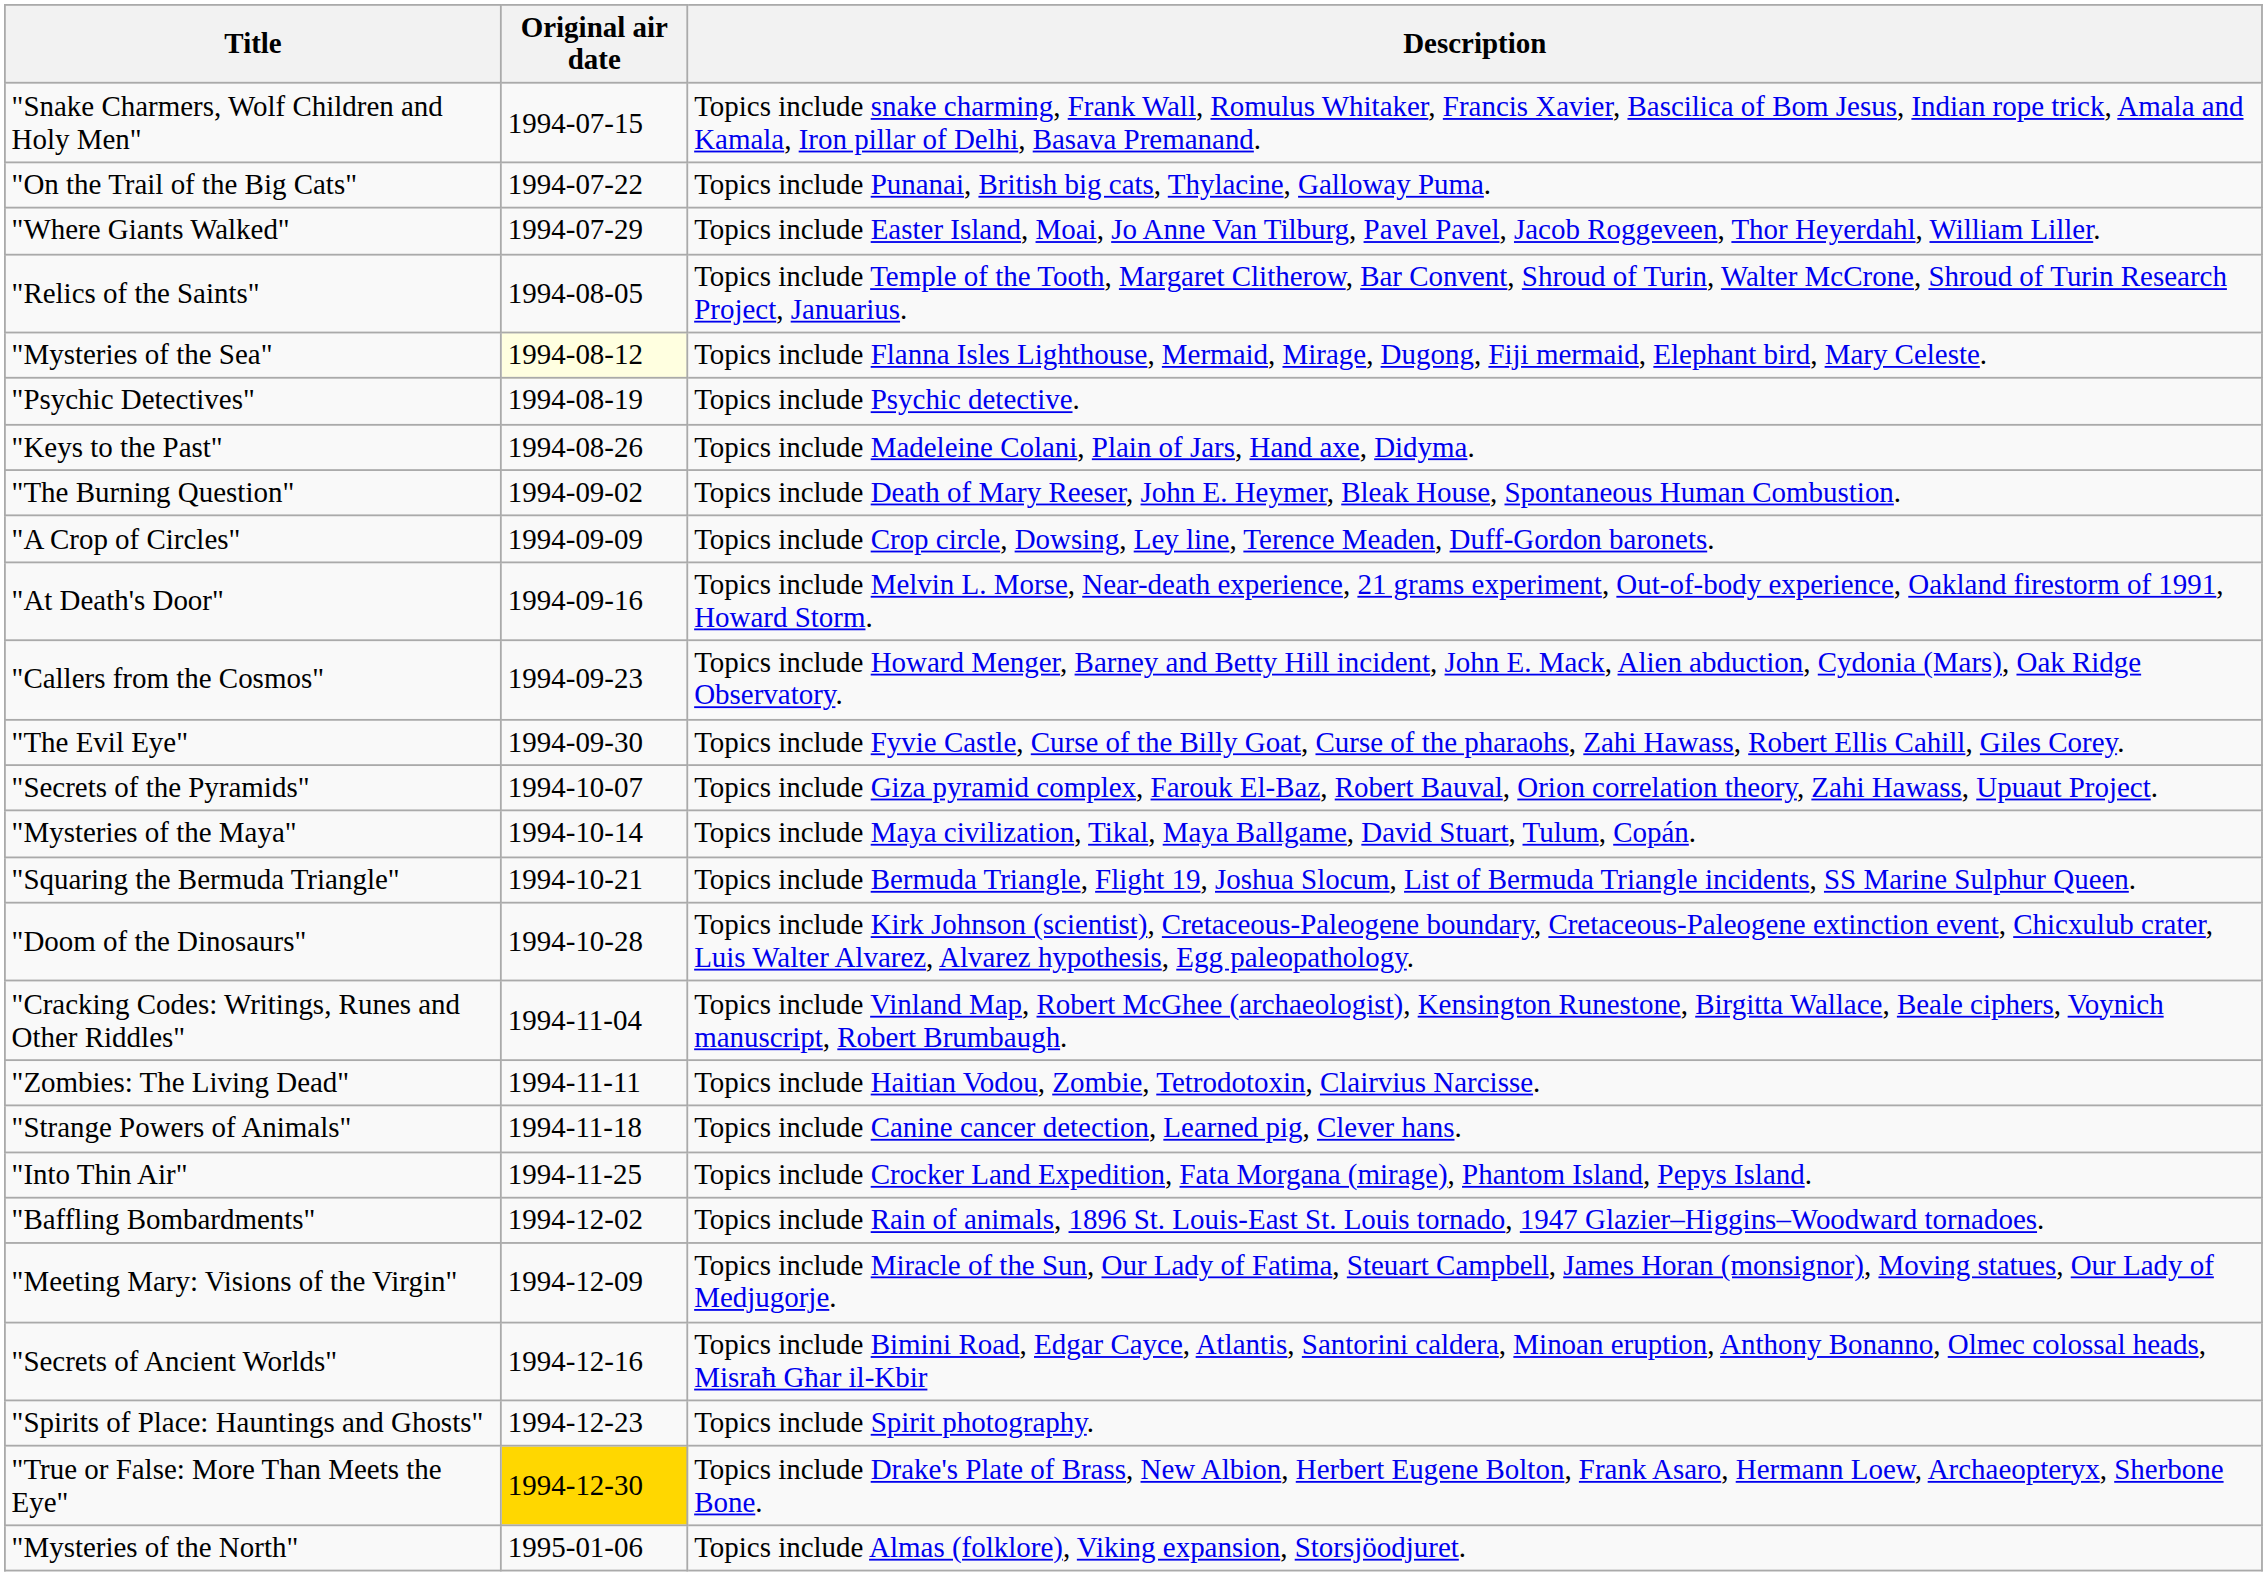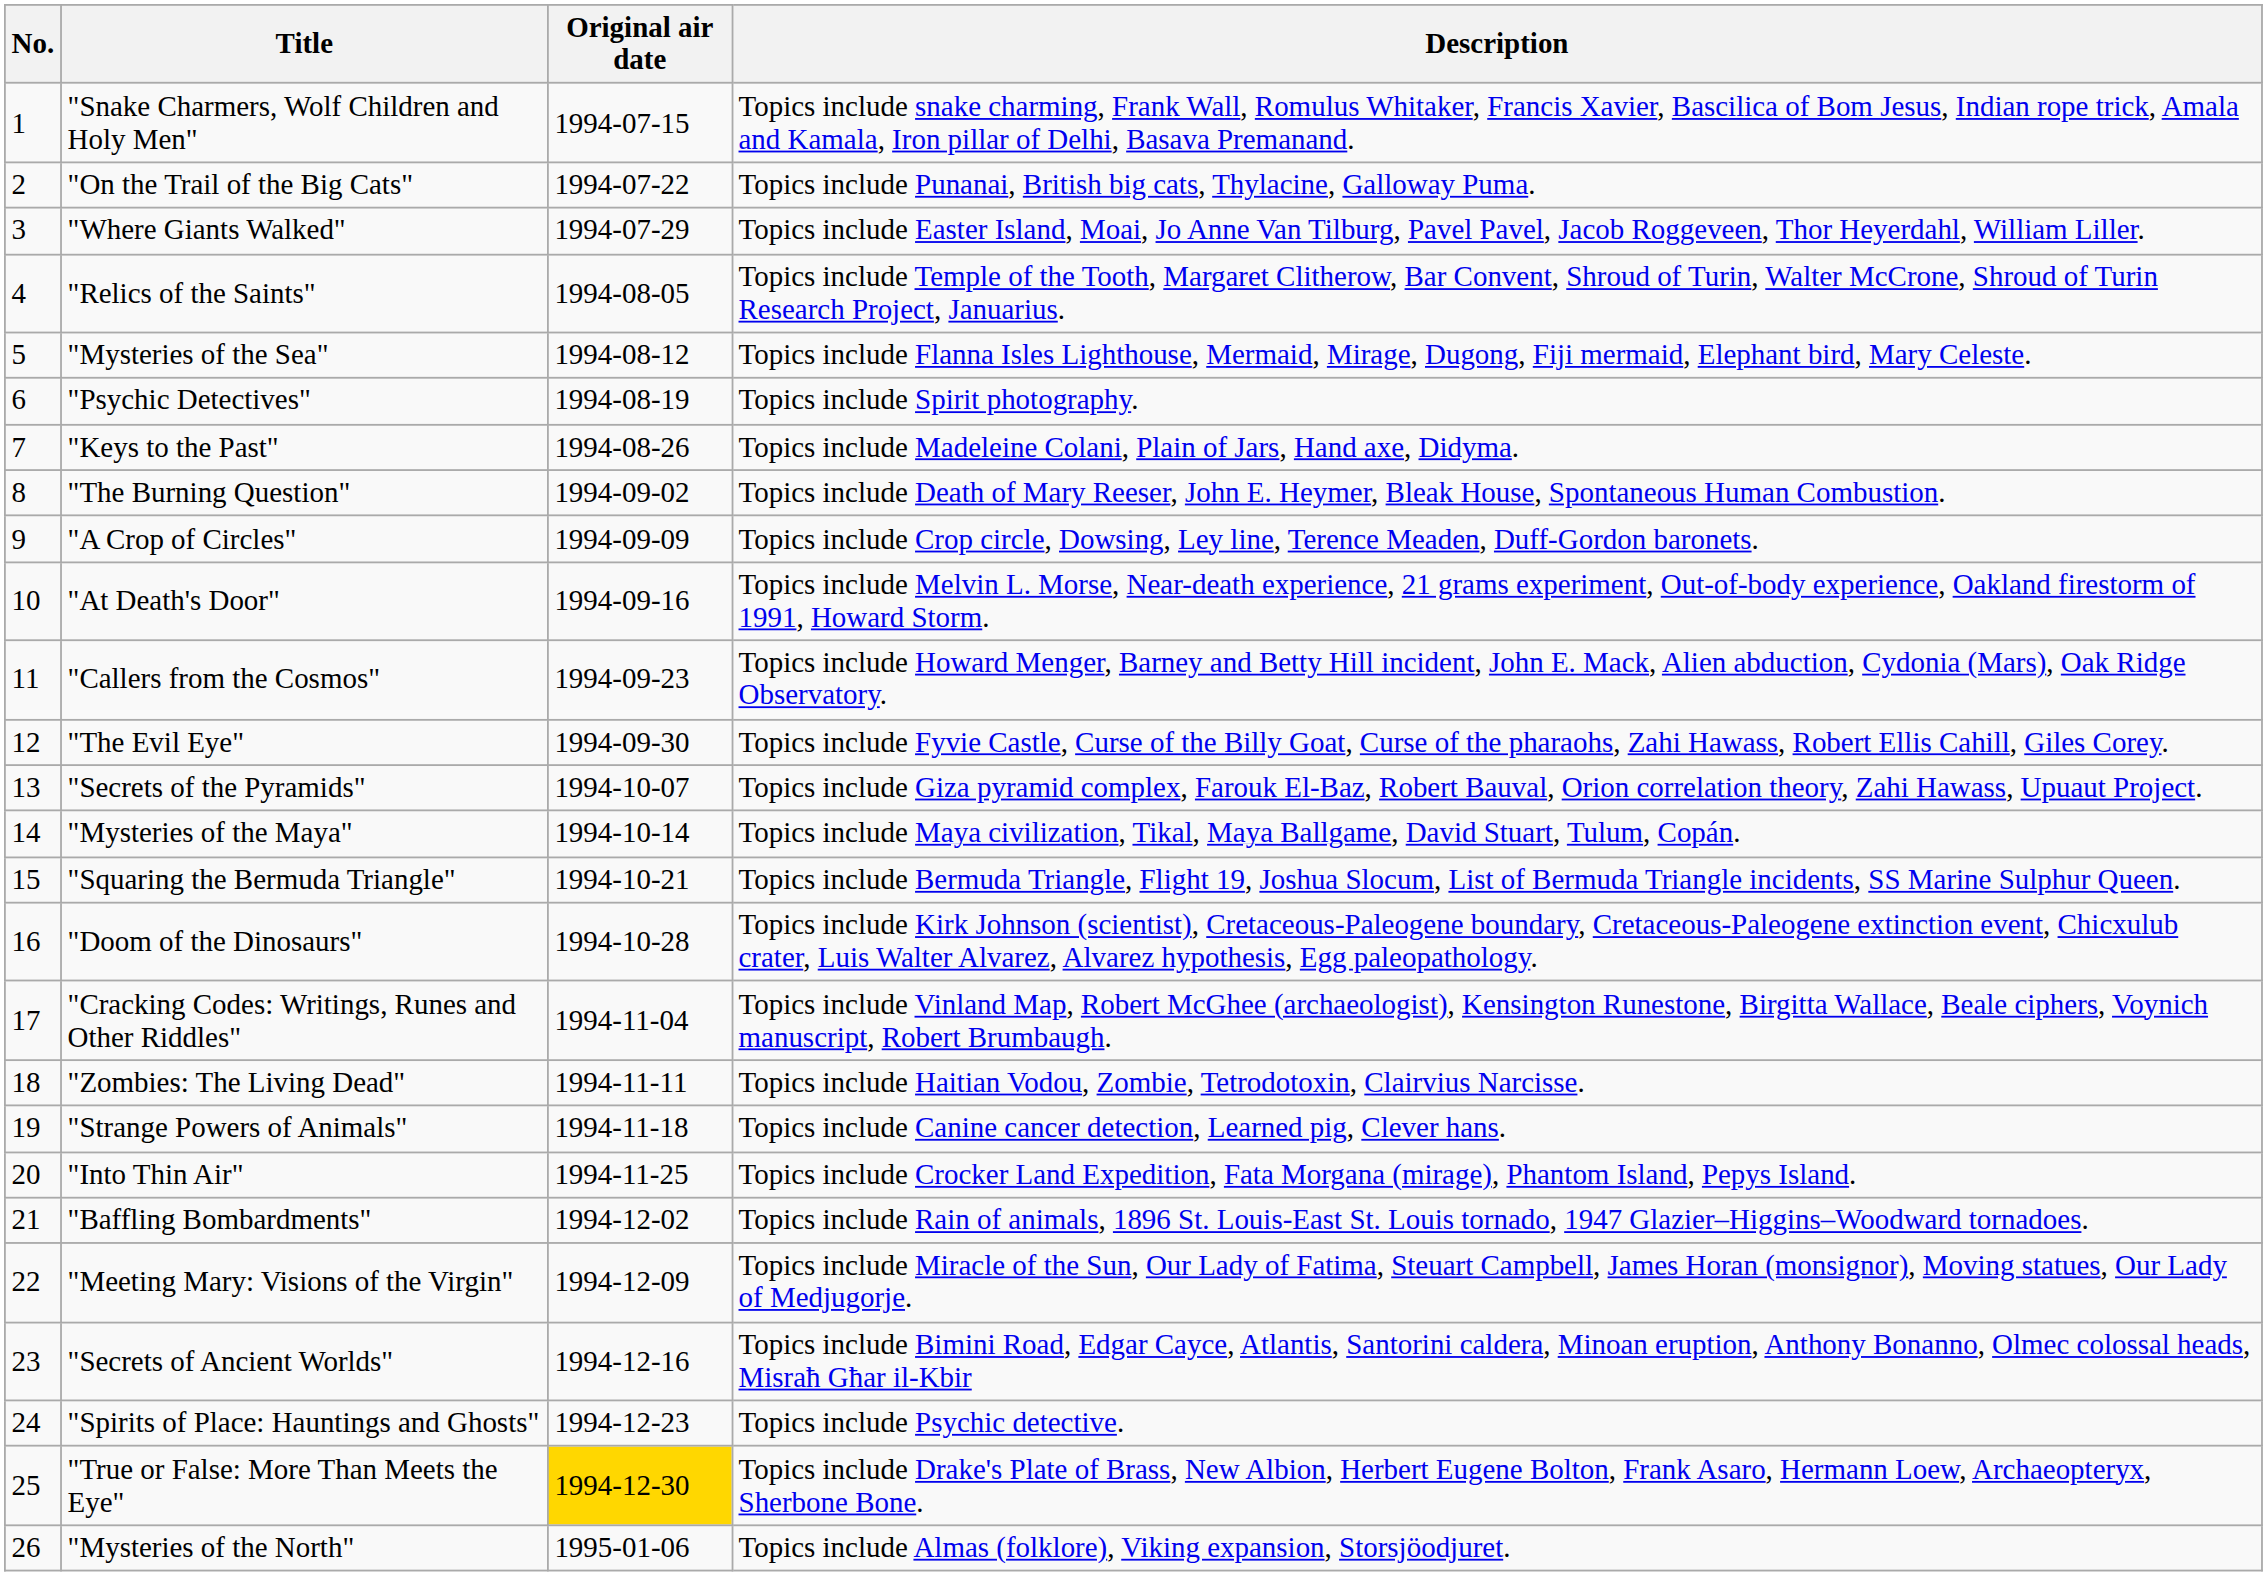+ column: (33, 43)
(575, 354) lightyellow background -> (622, 354) no background
(887, 400) Topics include Psychic detective. -> (938, 400) Topics include Spirit photography.
(894, 1422) Topics include Spirit photography. -> (931, 1422) Topics include Psychic detective.
